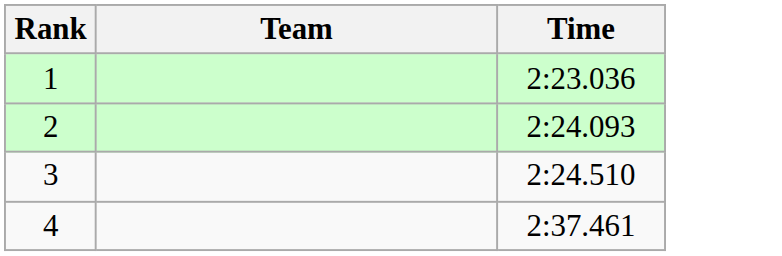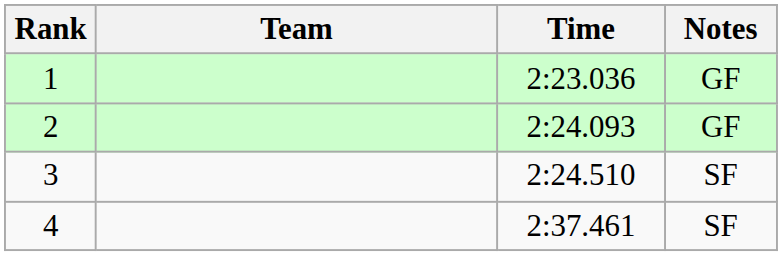+ column: (721, 28)
